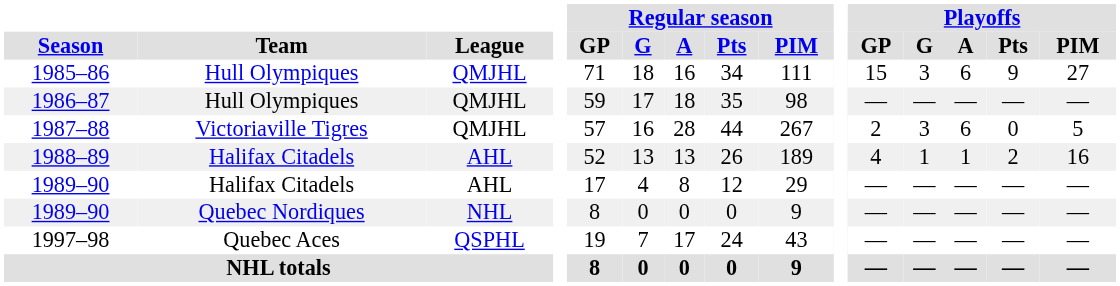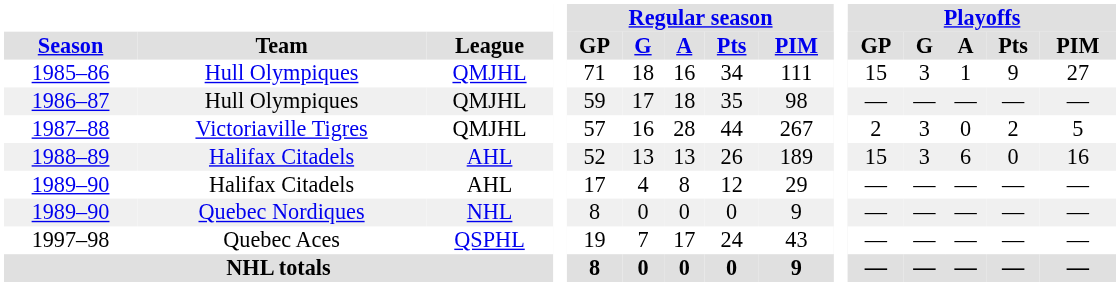(966, 73) 6 -> (966, 73) 1
(966, 128) 6 -> (966, 128) 0
(1013, 128) 0 -> (1013, 128) 2
(876, 156) 4 -> (876, 156) 15
(924, 156) 1 -> (924, 156) 3
(966, 156) 1 -> (966, 156) 6
(1013, 156) 2 -> (1013, 156) 0
